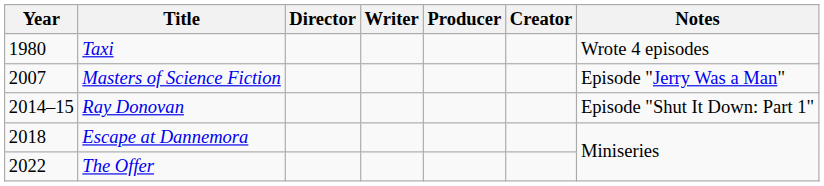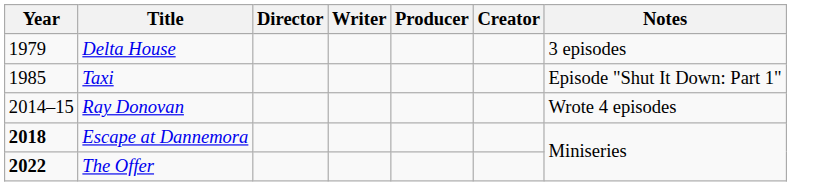+ row: (129, 48)
(27, 48) 1980 -> (27, 78) 1985
(645, 48) Wrote 4 episodes -> (665, 78) Episode "Shut It Down: Part 1"
- row: (182, 78)
(698, 107) Episode "Shut It Down: Part 1" -> (613, 107) Wrote 4 episodes
(27, 136) normal -> (27, 136) bold
(27, 166) normal -> (27, 166) bold
